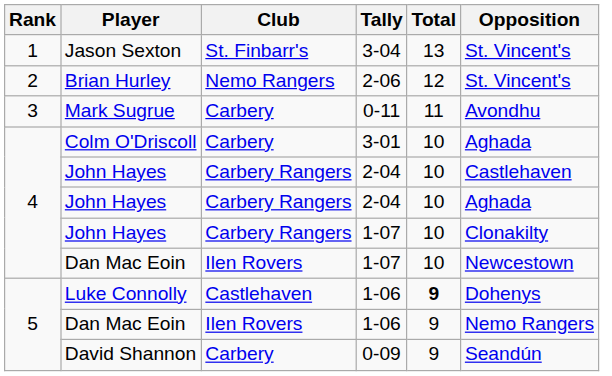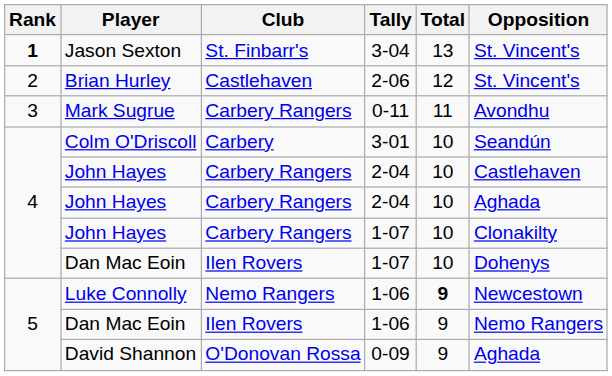(32, 50) normal -> (32, 50) bold
(270, 80) Nemo Rangers -> (259, 80) Castlehaven
(240, 111) Carbery -> (278, 111) Carbery Rangers
(498, 141) Aghada -> (512, 141) Seandún
(519, 263) Newcestown -> (512, 263) Dohenys
(259, 293) Castlehaven -> (270, 293) Nemo Rangers
(503, 293) Dohenys -> (528, 293) Newcestown
(240, 354) Carbery -> (283, 354) O'Donovan Rossa
(503, 354) Seandún -> (507, 354) Aghada
